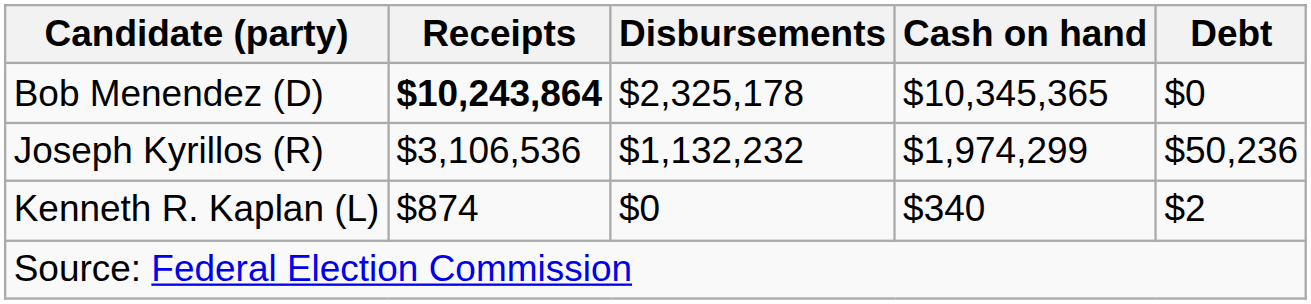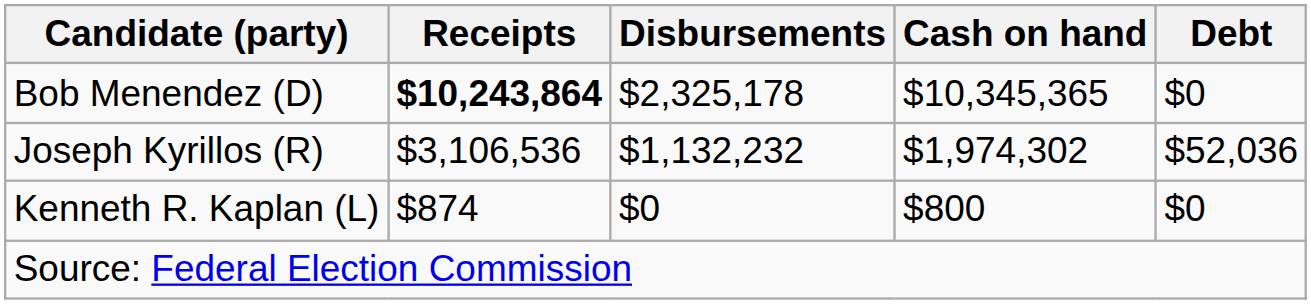(996, 151) $1,974,299 -> (996, 151) $1,974,302
(1231, 151) $50,236 -> (1231, 151) $52,036
(944, 209) $340 -> (944, 209) $800
(1185, 209) $2 -> (1185, 209) $0
